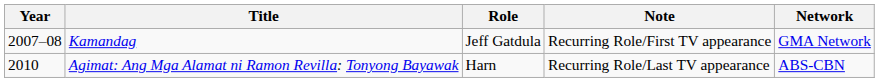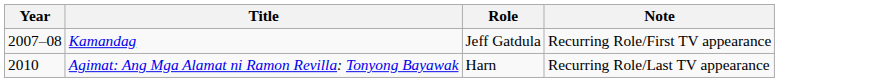- column: (825, 16)
